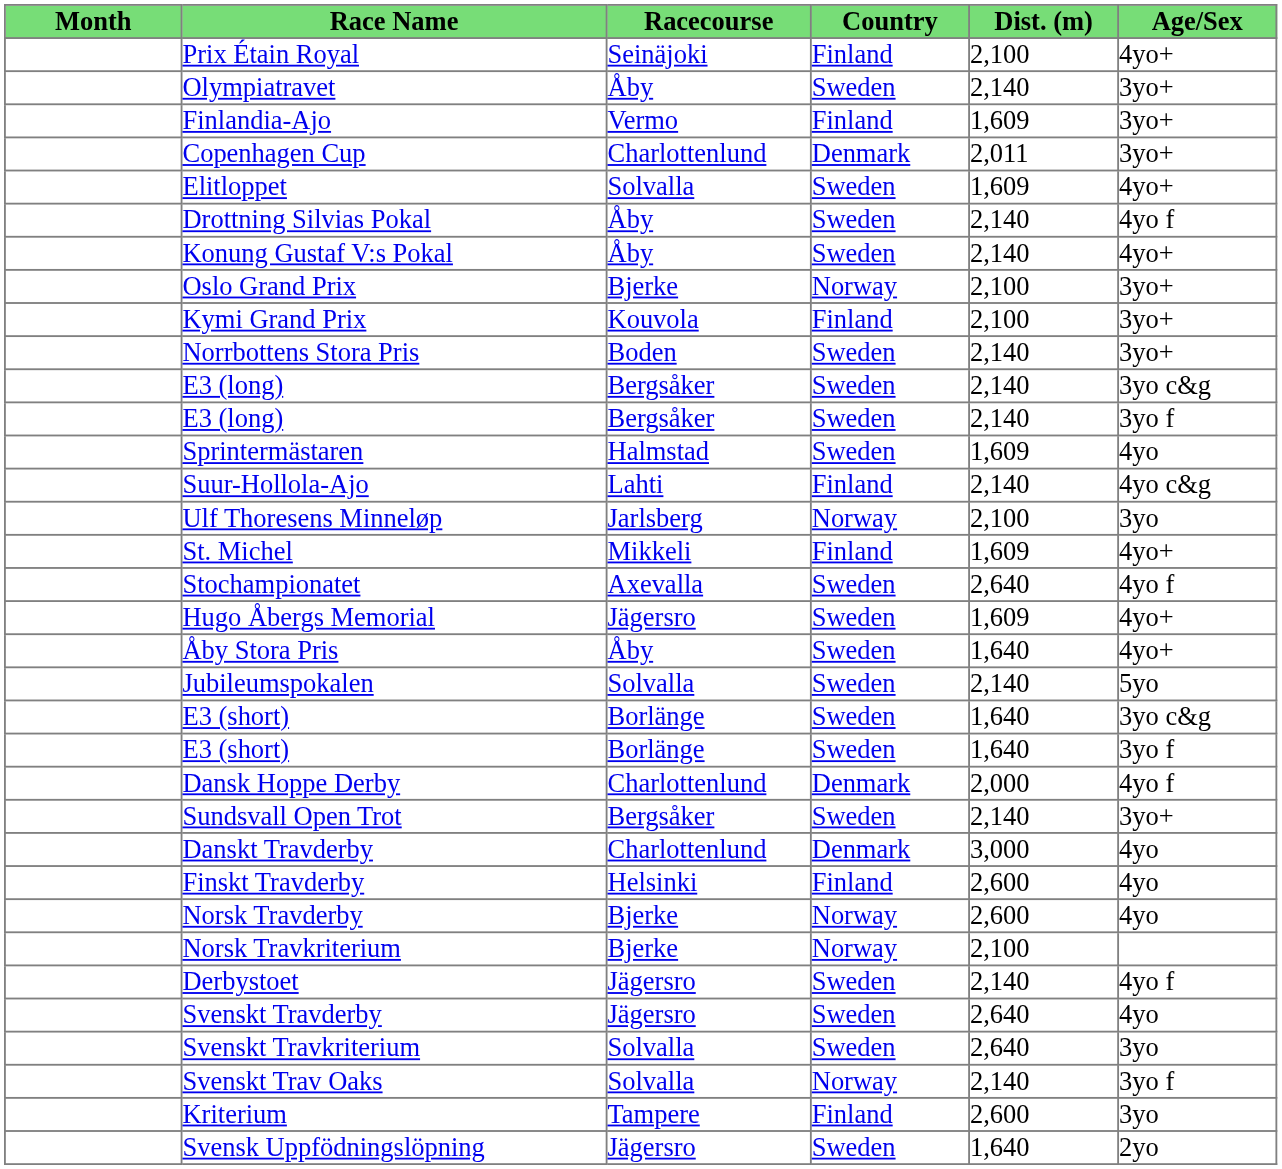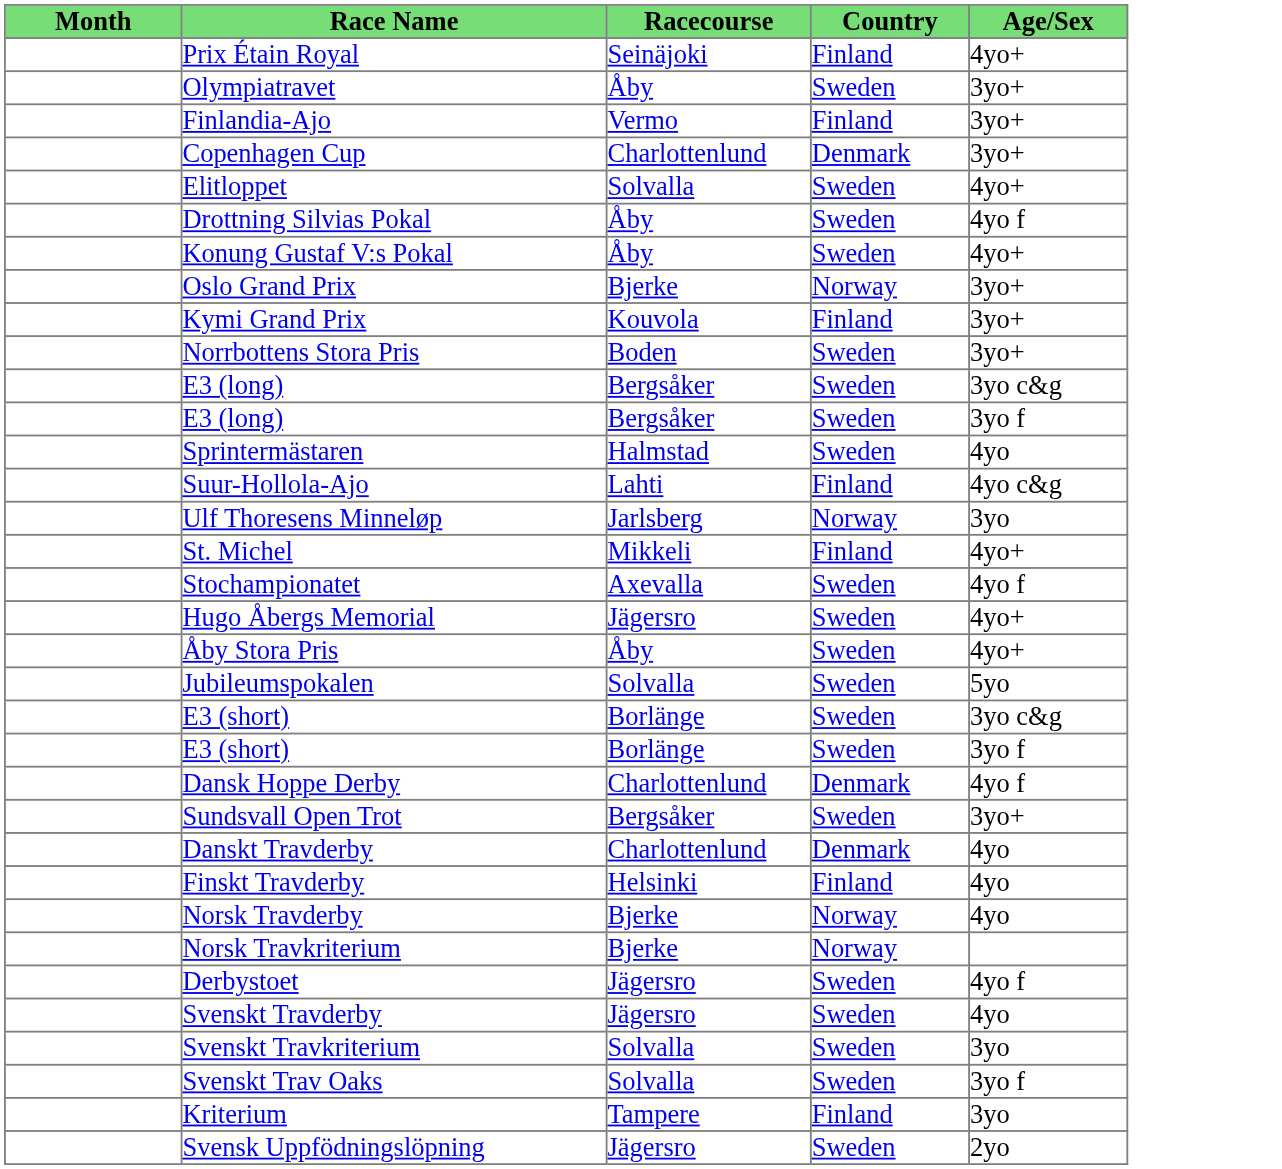- column: (1044, 21)
(854, 1080) Norway -> (854, 1080) Sweden
